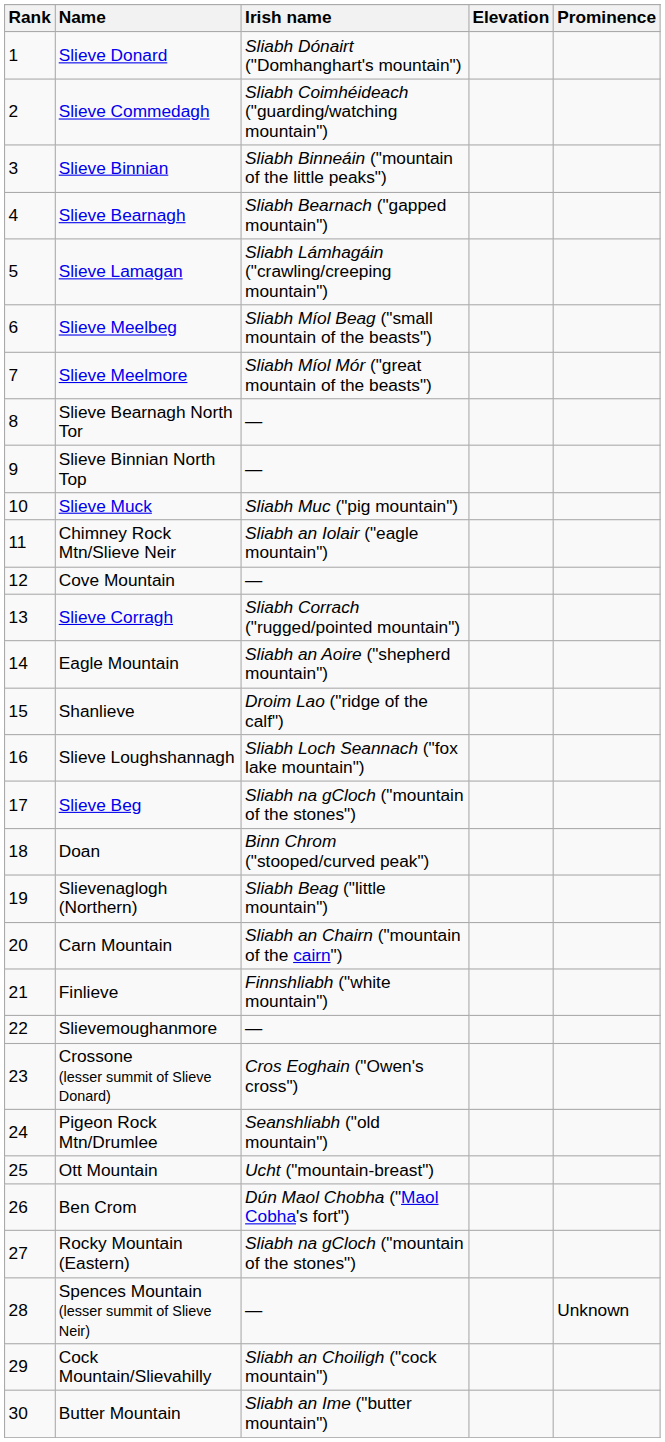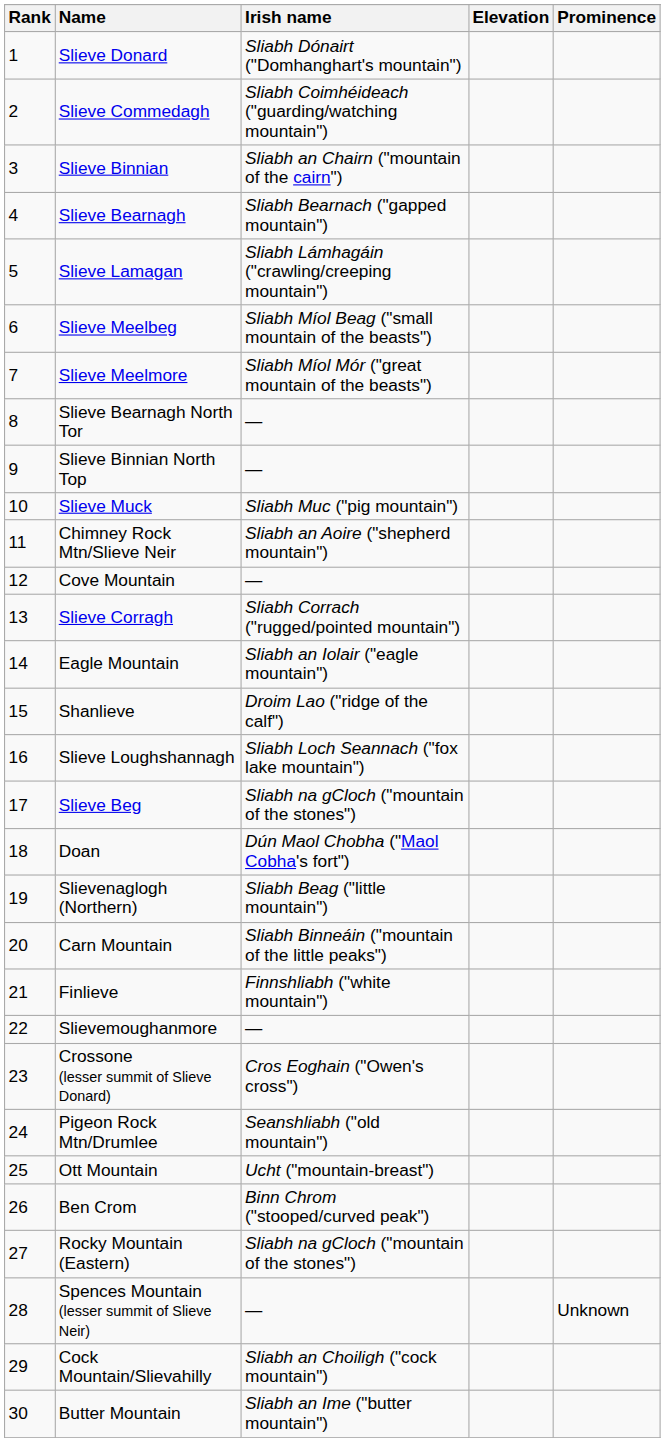(349, 168) Sliabh Binneáin ("mountain of the little peaks") -> (353, 168) Sliabh an Chairn ("mountain of the cairn")
(332, 543) Sliabh an Iolair ("eagle mountain") -> (348, 543) Sliabh an Aoire ("shepherd mountain")
(348, 664) Sliabh an Aoire ("shepherd mountain") -> (332, 664) Sliabh an Iolair ("eagle mountain")
(337, 851) Binn Chrom ("stooped/curved peak") -> (342, 851) Dún Maol Chobha ("Maol Cobha's fort")
(353, 945) Sliabh an Chairn ("mountain of the cairn") -> (349, 945) Sliabh Binneáin ("mountain of the little peaks")
(342, 1207) Dún Maol Chobha ("Maol Cobha's fort") -> (337, 1207) Binn Chrom ("stooped/curved peak")
